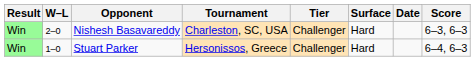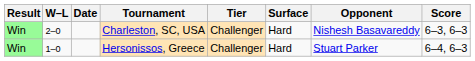columns swapped: (408, 13) <-> (127, 13)
